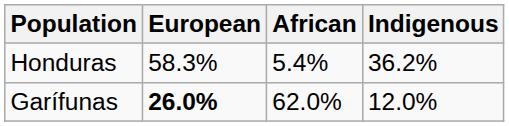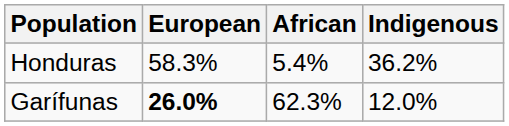(307, 101) 62.0% -> (307, 101) 62.3%
